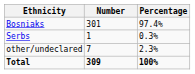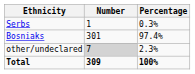rows swapped: (25, 24) <-> (18, 37)
(89, 50) no background -> (89, 50) lightgrey background
